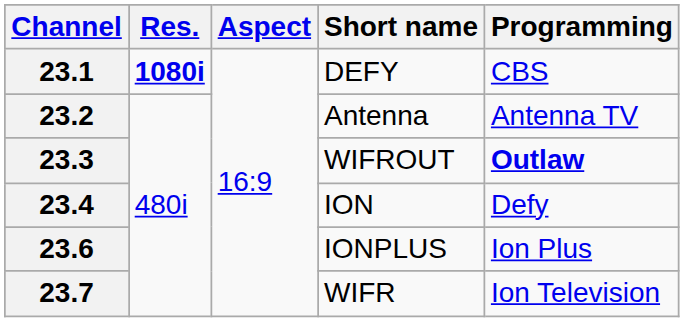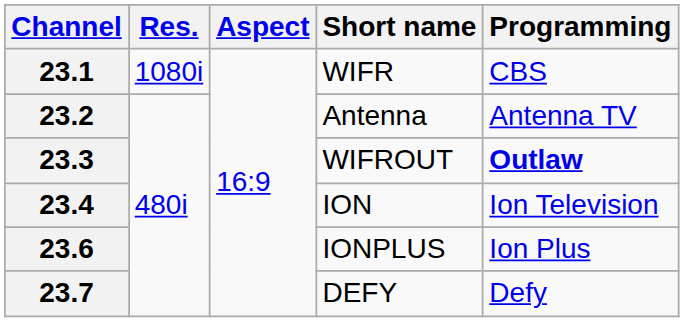(170, 71) bold -> (169, 71) normal
(361, 71) DEFY -> (358, 71) WIFR
(520, 204) Defy -> (574, 204) Ion Television
(360, 293) WIFR -> (360, 293) DEFY
(575, 293) Ion Television -> (518, 293) Defy
